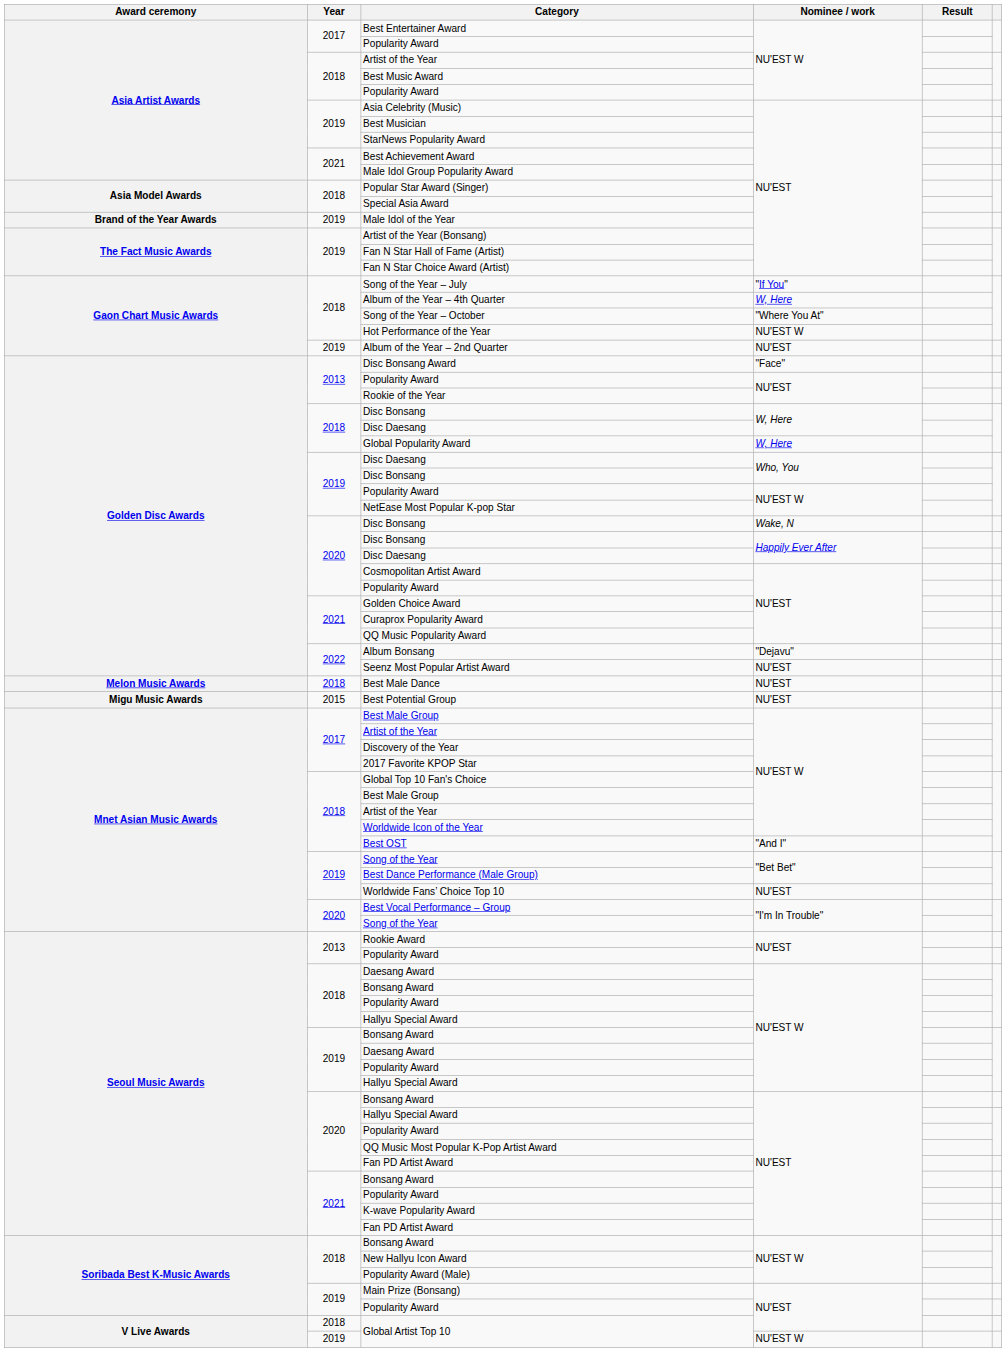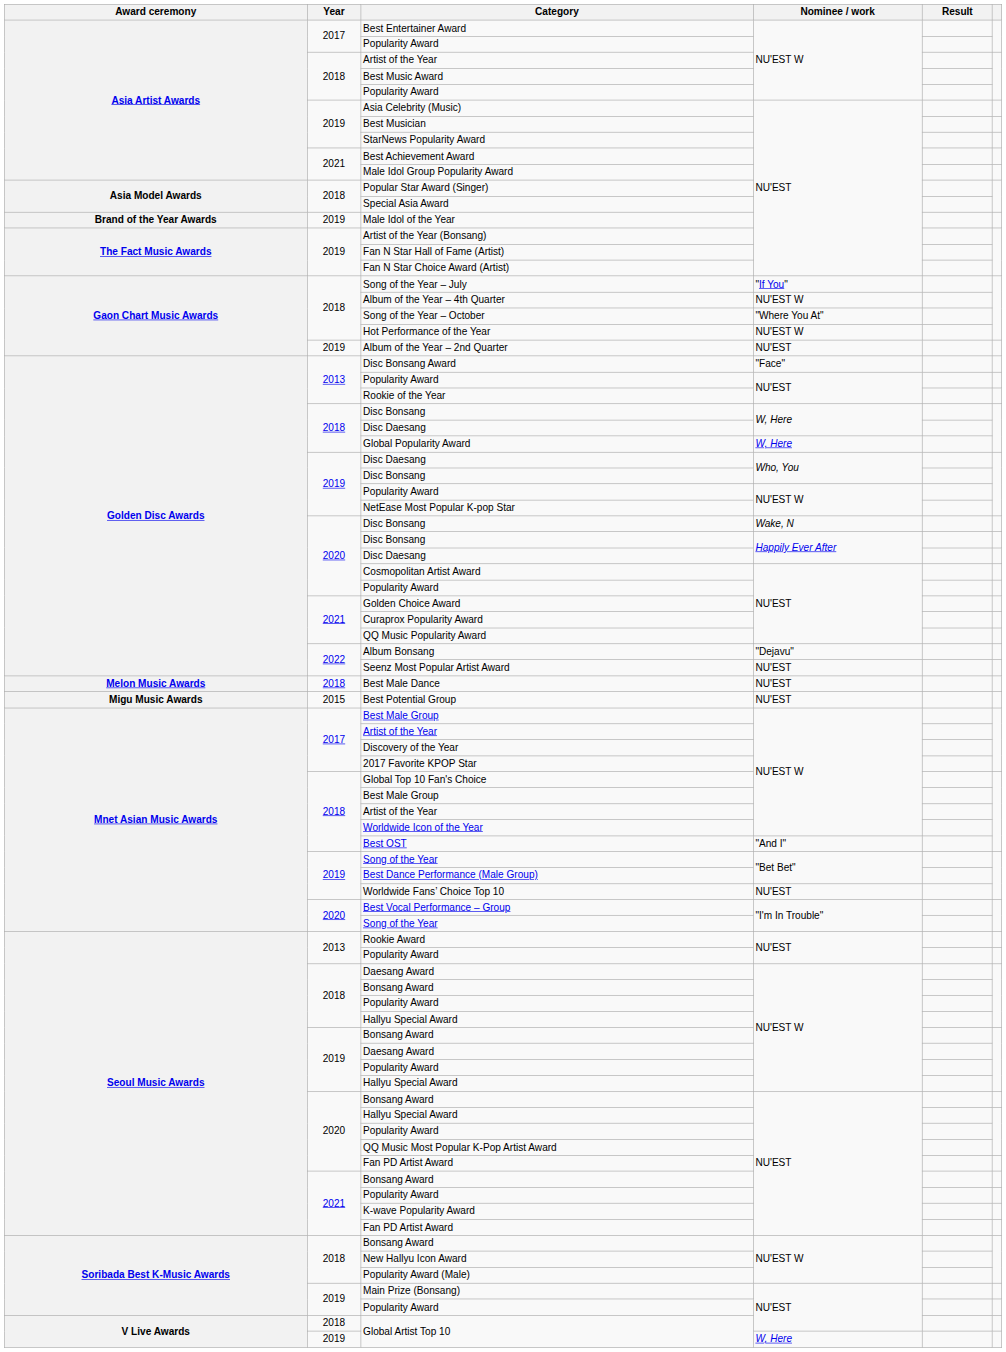(774, 300) W, Here -> (780, 300) NU'EST W
(780, 1339) NU'EST W -> (774, 1339) W, Here
